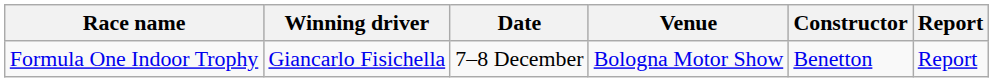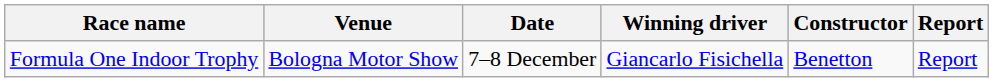columns swapped: (688, 22) <-> (357, 22)
